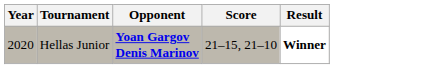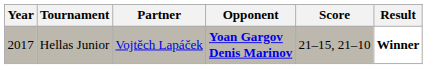+ column: (159, 15)
(21, 45) 2020 -> (21, 45) 2017
